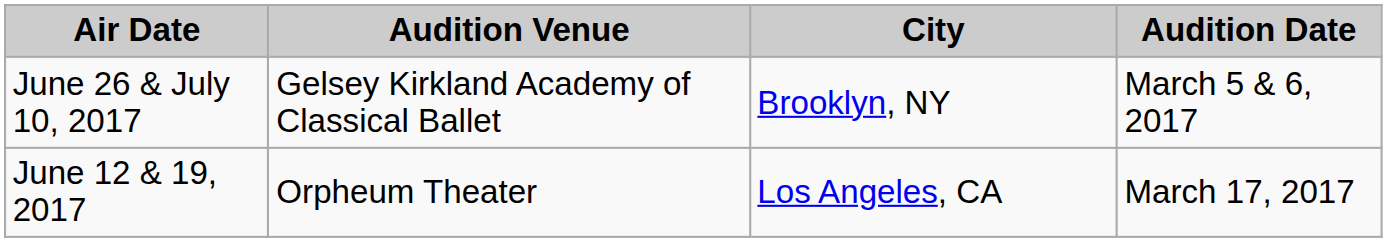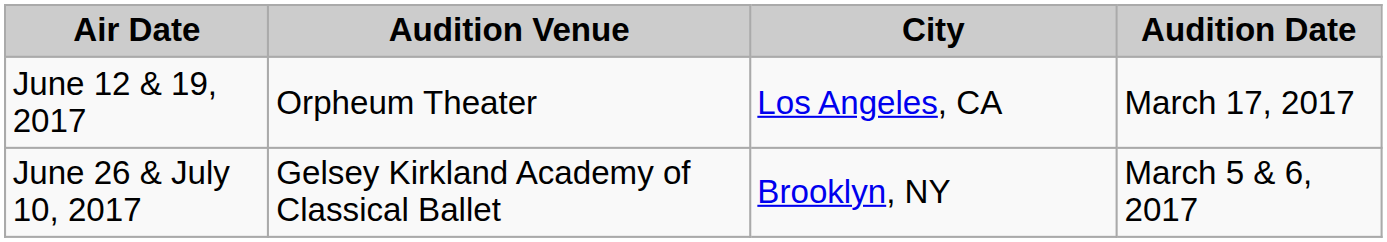rows swapped: (121, 101) <-> (115, 191)
